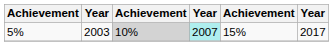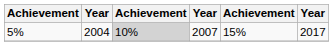(97, 31) 2003 -> (97, 31) 2004
(205, 31) paleturquoise background -> (205, 31) no background
